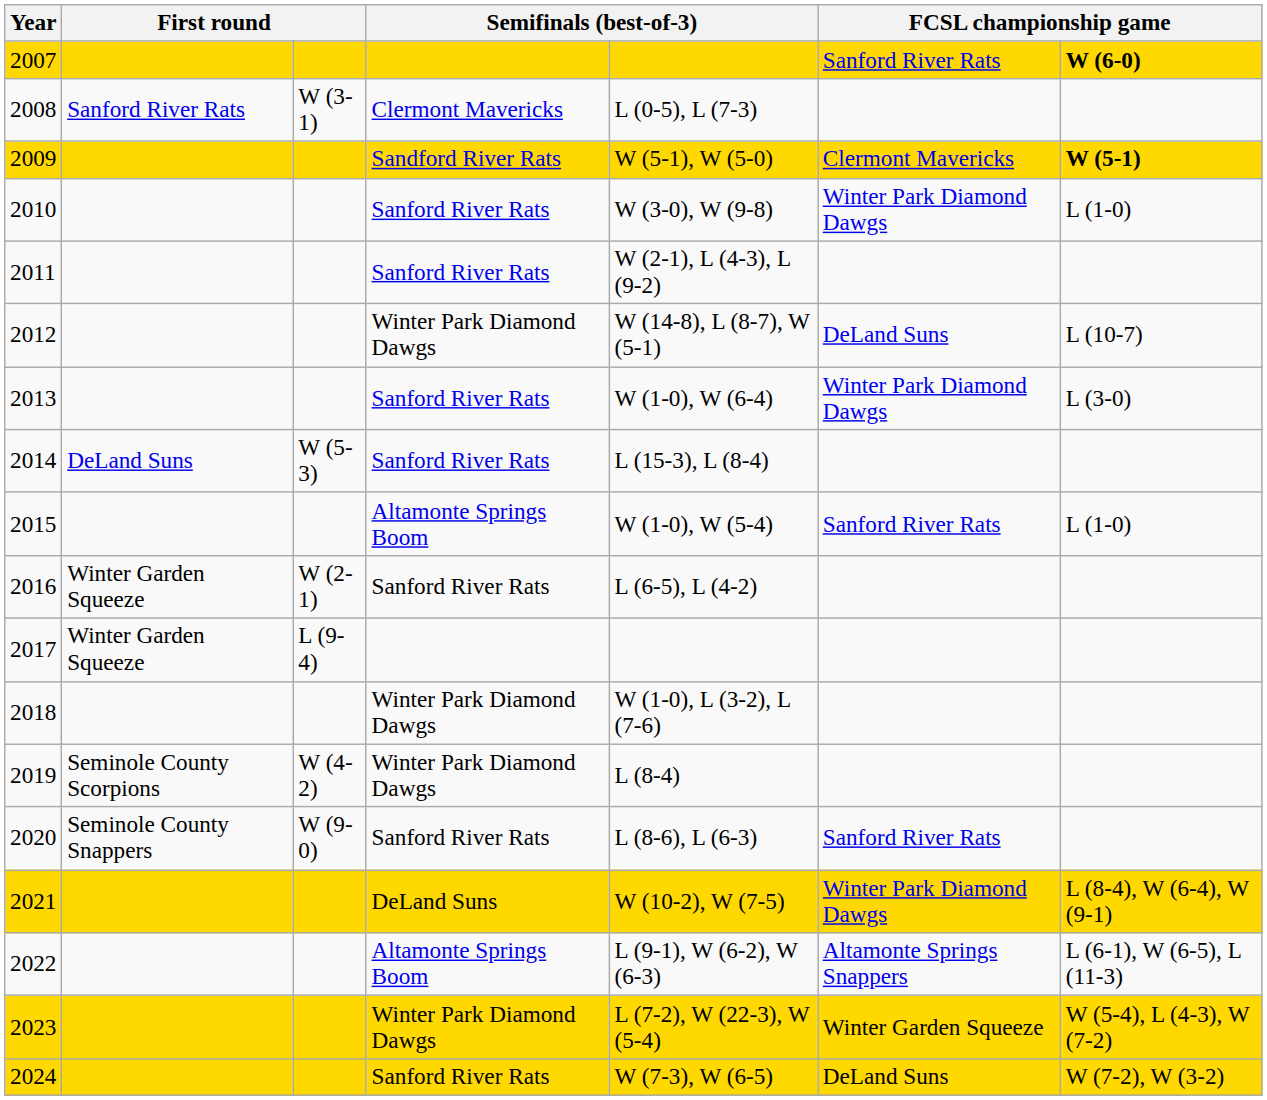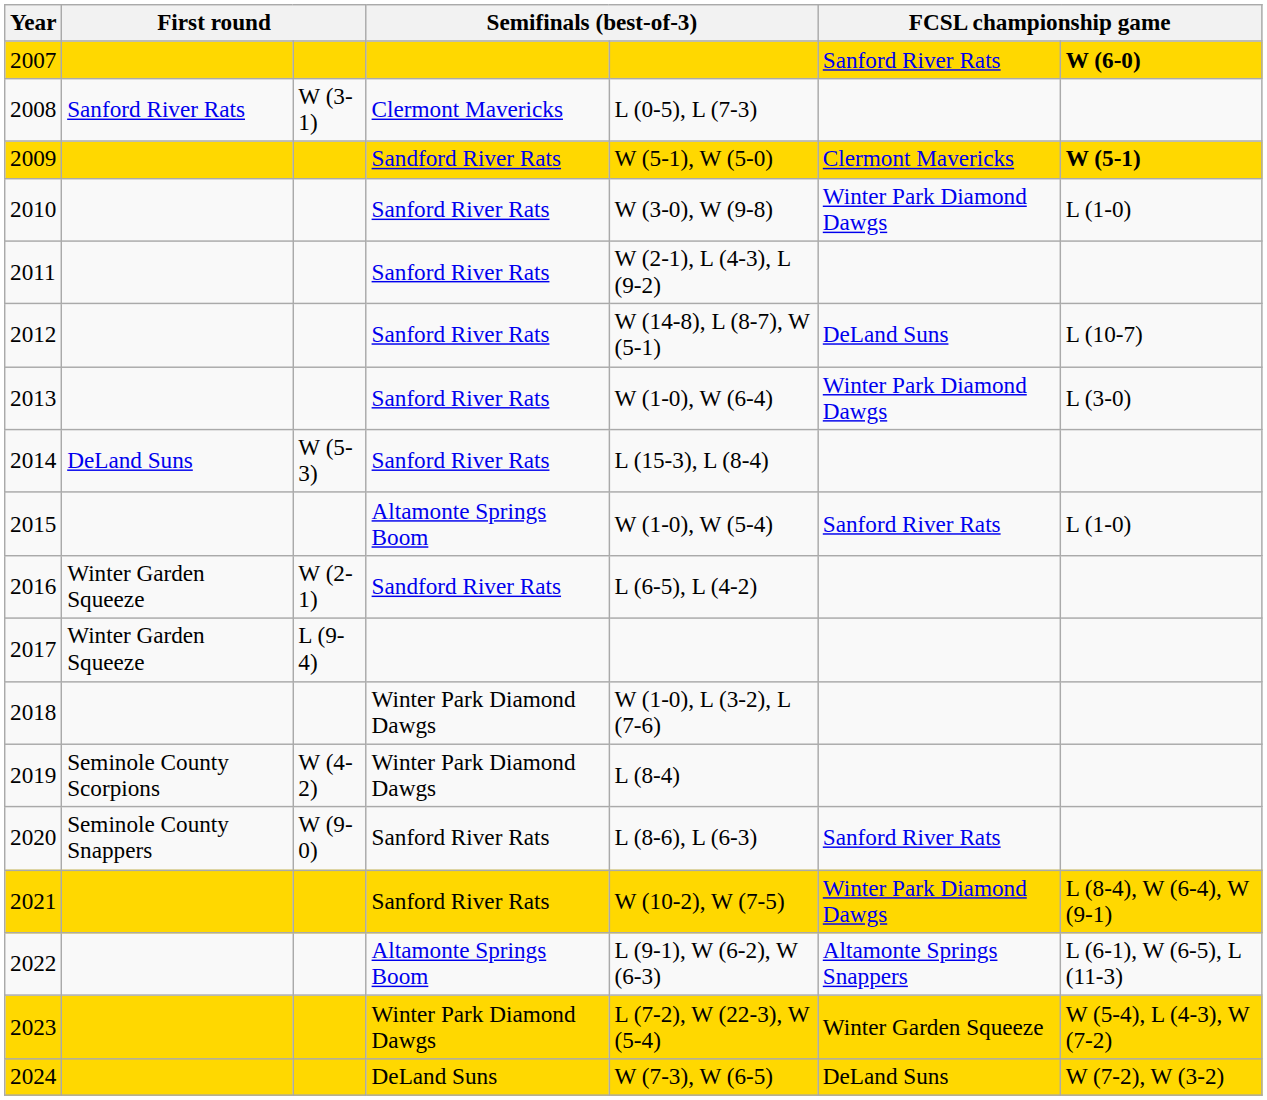(474, 335) Winter Park Diamond Dawgs -> (461, 335) Sanford River Rats
(461, 586) Sanford River Rats -> (466, 586) Sandford River Rats
(434, 901) DeLand Suns -> (461, 901) Sanford River Rats
(461, 1076) Sanford River Rats -> (434, 1076) DeLand Suns
